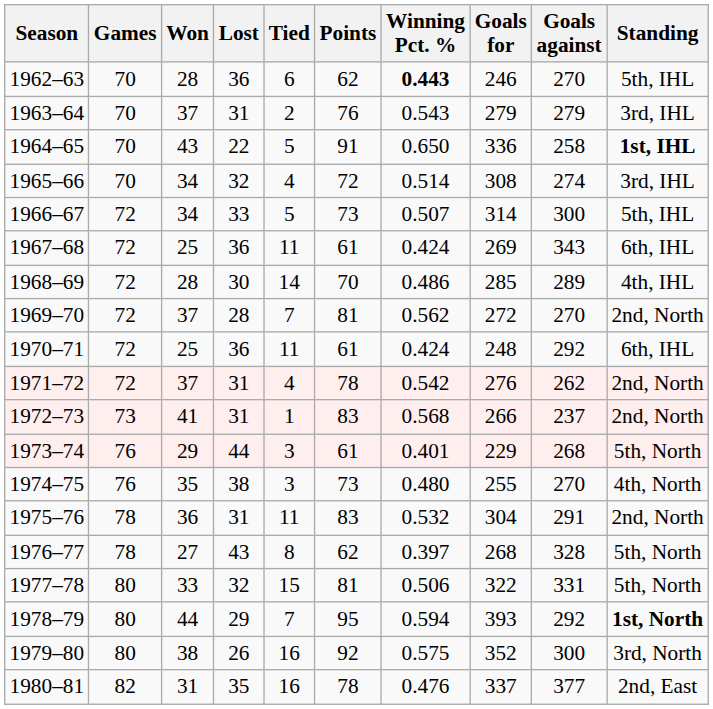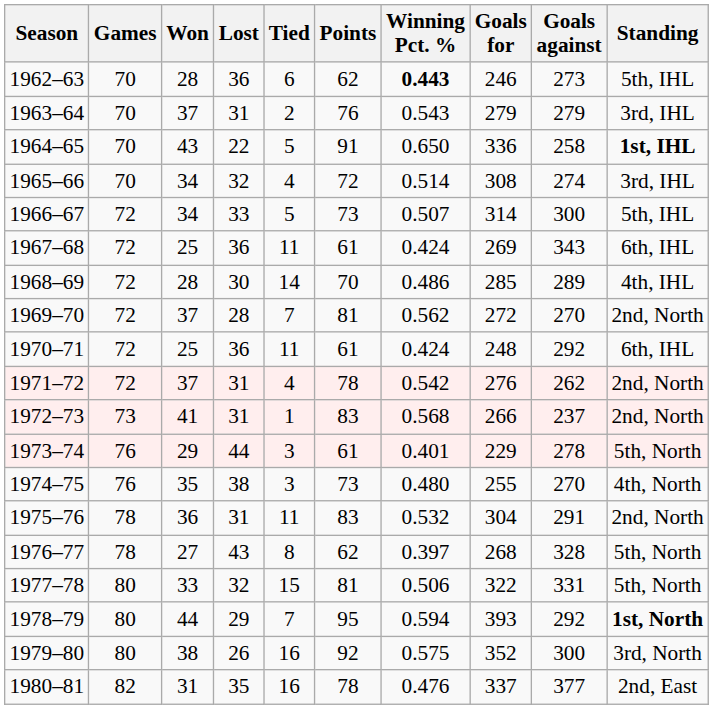(569, 79) 270 -> (569, 79) 273
(569, 450) 268 -> (569, 450) 278
